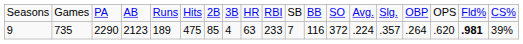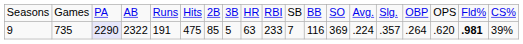(106, 30) no background -> (106, 30) lavender background
(136, 30) 2123 -> (136, 30) 2322
(162, 30) 189 -> (162, 30) 191
(228, 30) 4 -> (228, 30) 5
(338, 30) 372 -> (338, 30) 369
